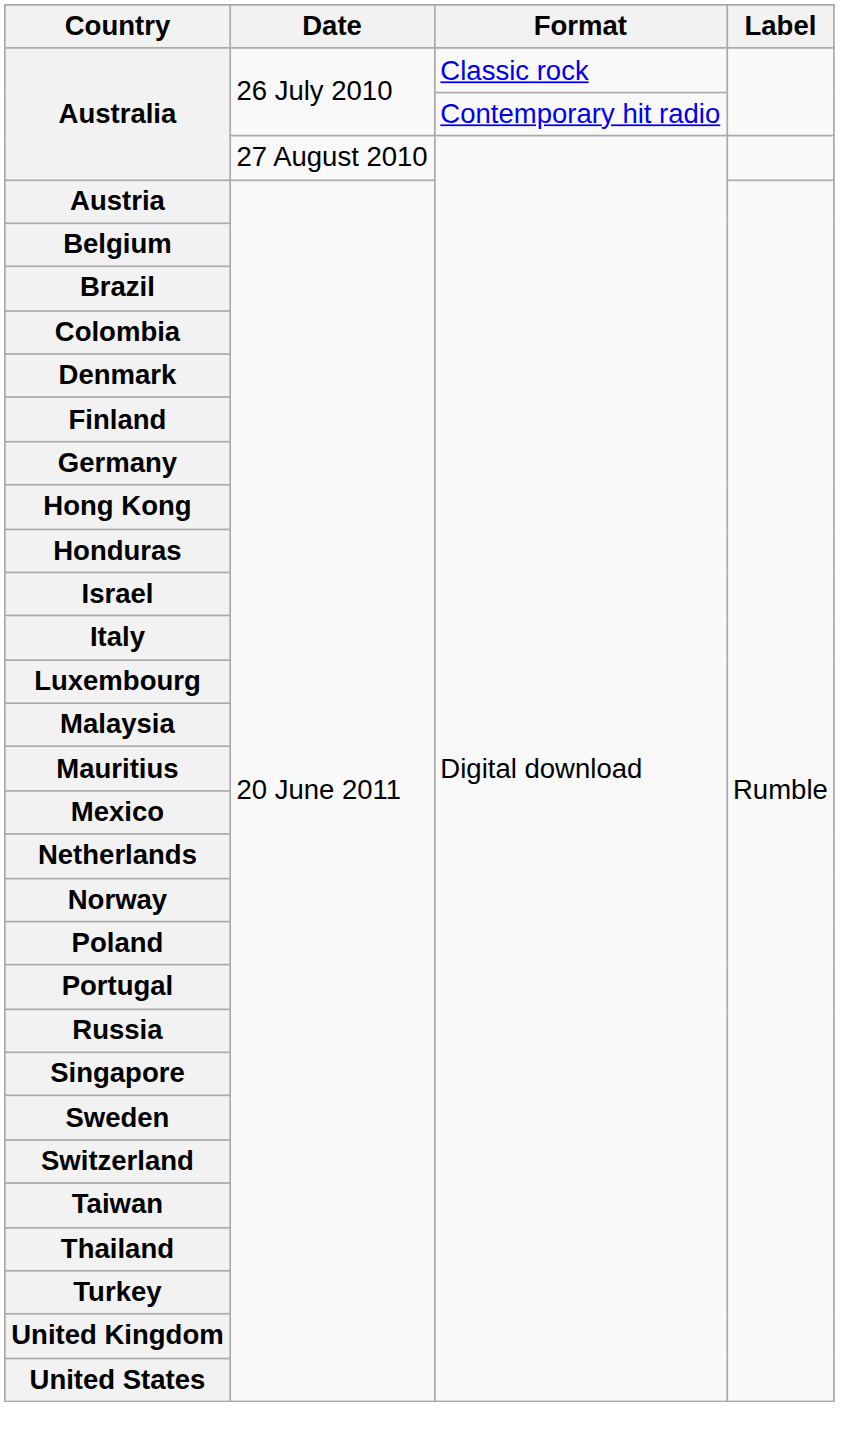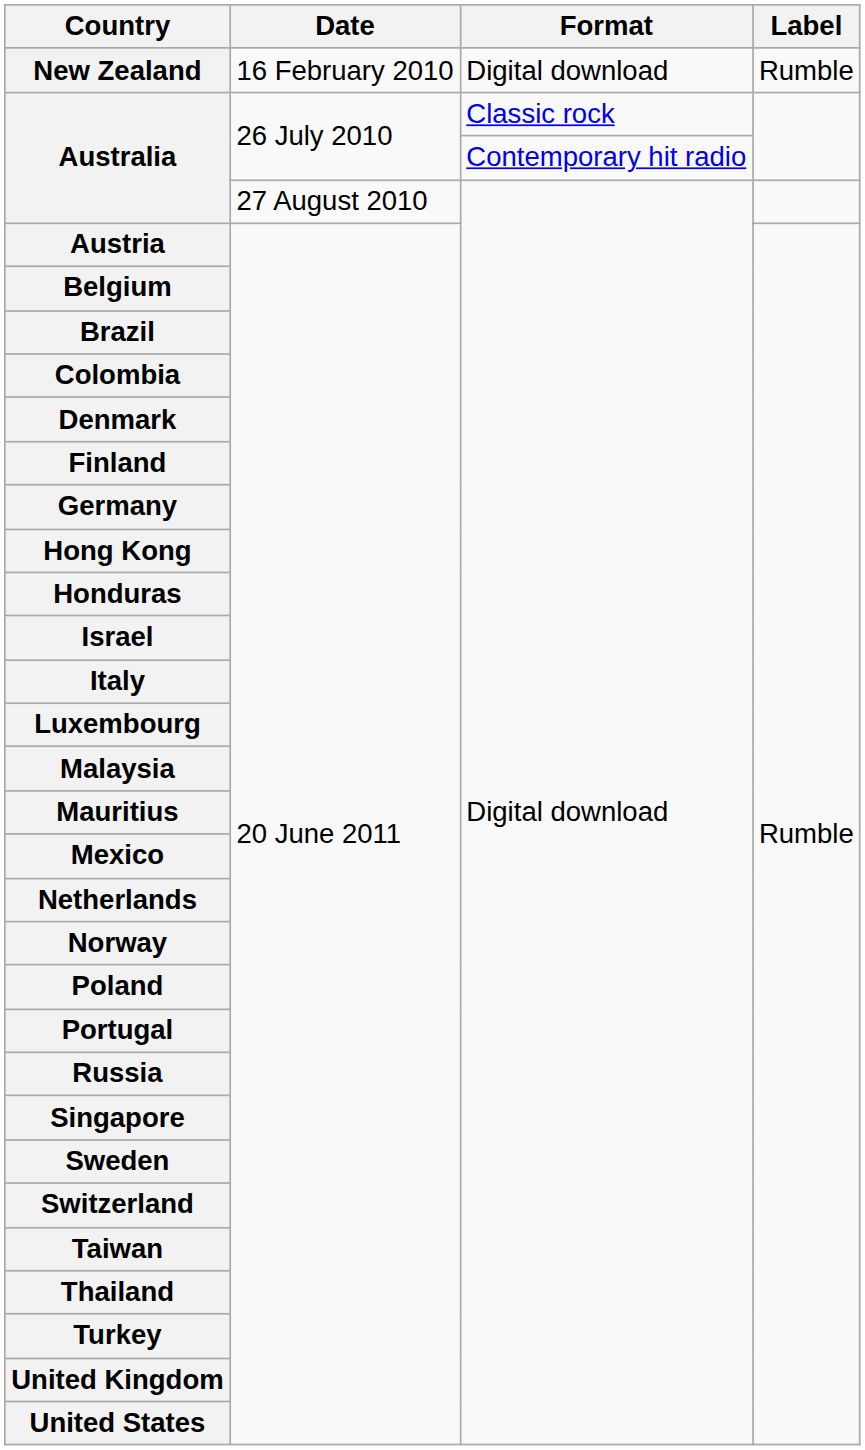+ row: (345, 69)
